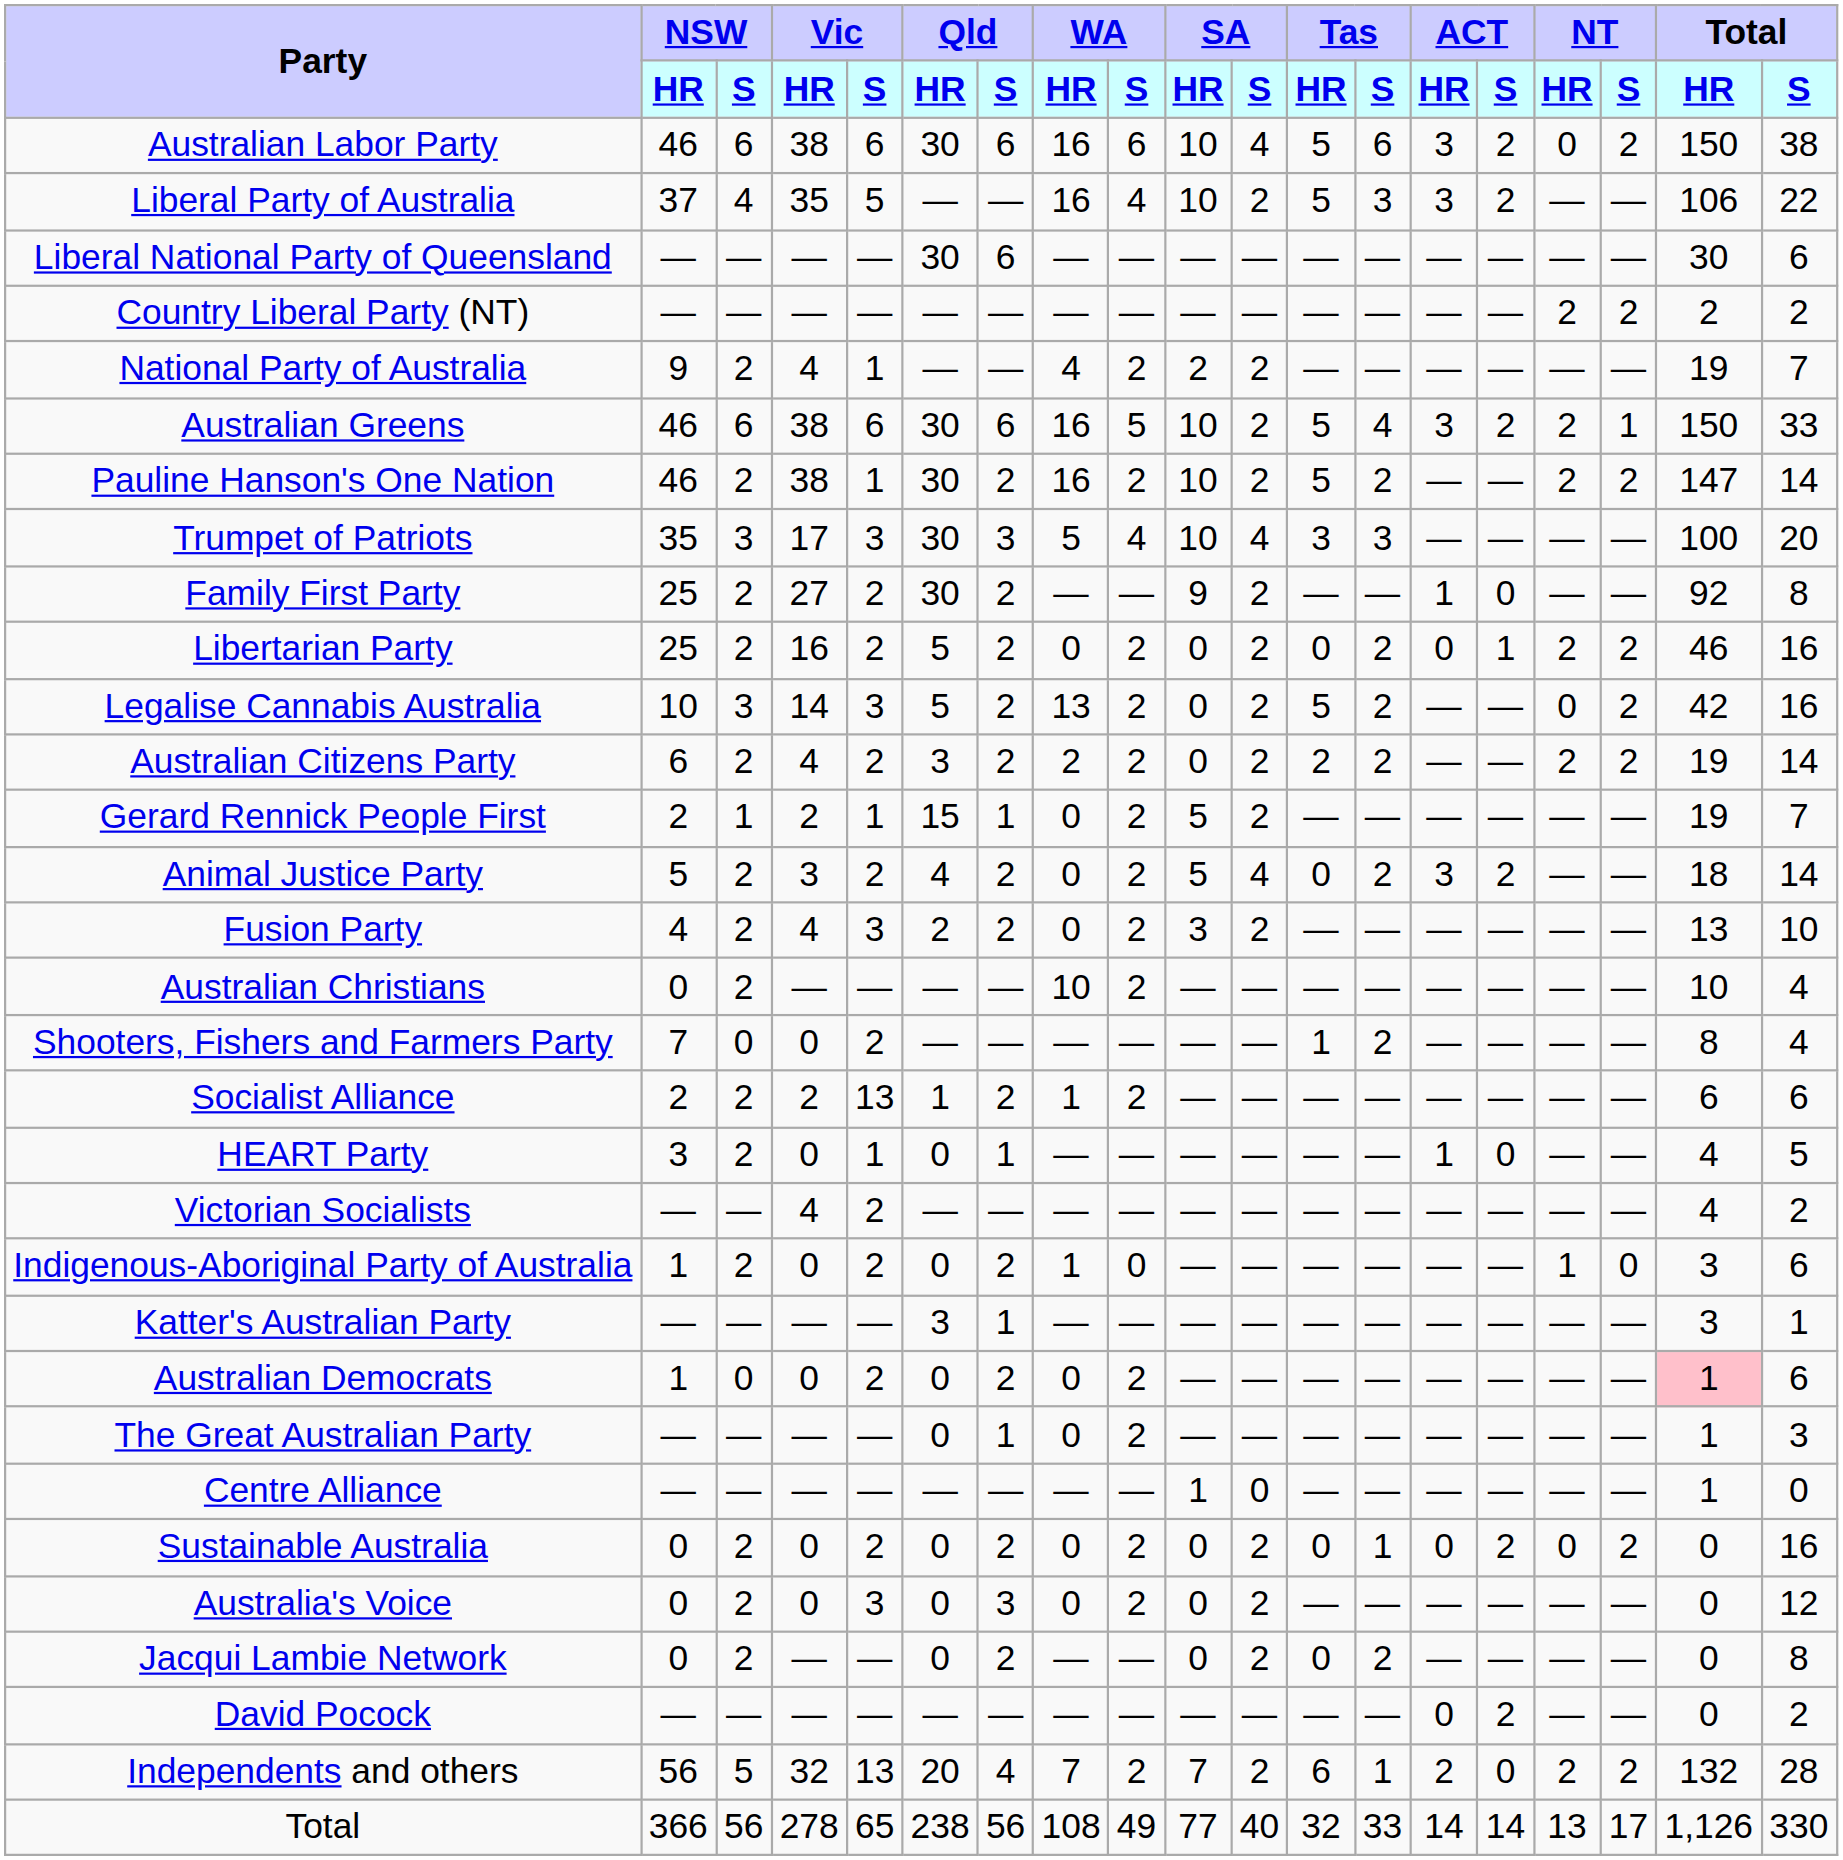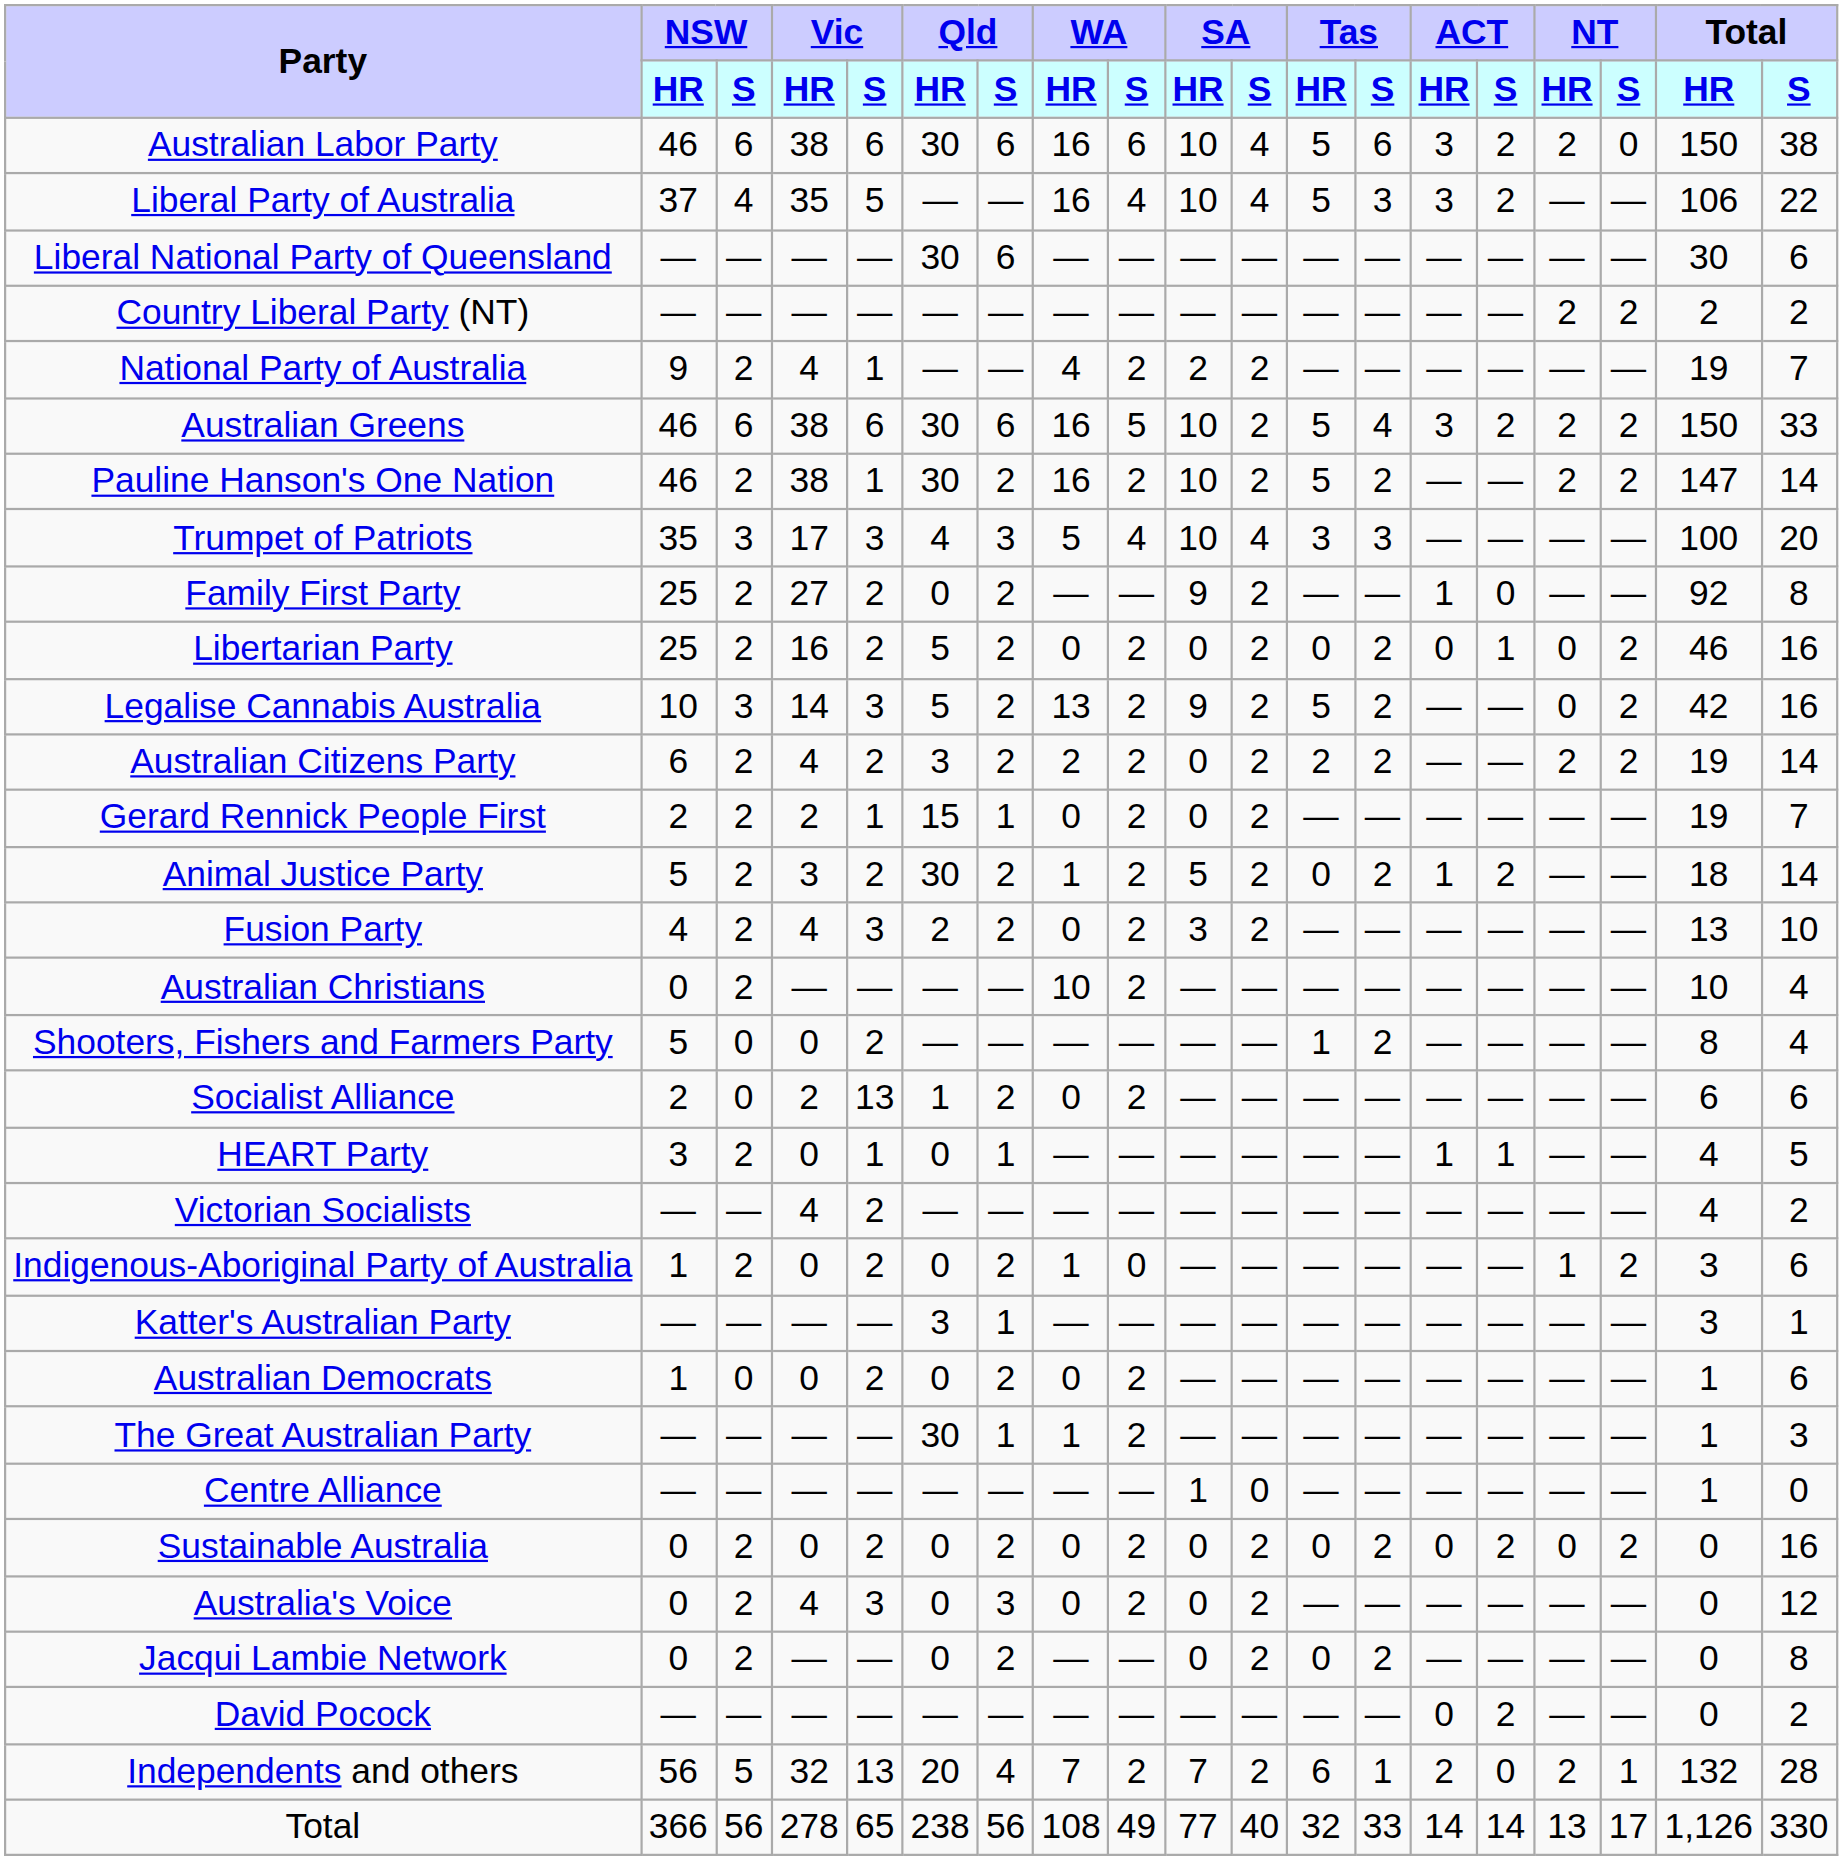(1567, 144) 0 -> (1567, 144) 2
(1629, 144) 2 -> (1629, 144) 0
(1260, 200) 2 -> (1260, 200) 4
(1629, 425) 1 -> (1629, 425) 2
(940, 537) 30 -> (940, 537) 4
(940, 593) 30 -> (940, 593) 0
(1567, 649) 2 -> (1567, 649) 0
(1198, 705) 0 -> (1198, 705) 9
(744, 817) 1 -> (744, 817) 2
(1198, 817) 5 -> (1198, 817) 0
(940, 873) 4 -> (940, 873) 30
(1071, 873) 0 -> (1071, 873) 1
(1260, 873) 4 -> (1260, 873) 2
(1444, 873) 3 -> (1444, 873) 1
(678, 1041) 7 -> (678, 1041) 5
(744, 1098) 2 -> (744, 1098) 0
(1071, 1098) 1 -> (1071, 1098) 0
(1506, 1154) 0 -> (1506, 1154) 1
(1629, 1266) 0 -> (1629, 1266) 2
(1709, 1378) pink background -> (1709, 1378) no background
(940, 1434) 0 -> (940, 1434) 30
(1071, 1434) 0 -> (1071, 1434) 1
(1383, 1546) 1 -> (1383, 1546) 2
(809, 1602) 0 -> (809, 1602) 4
(1629, 1770) 2 -> (1629, 1770) 1
